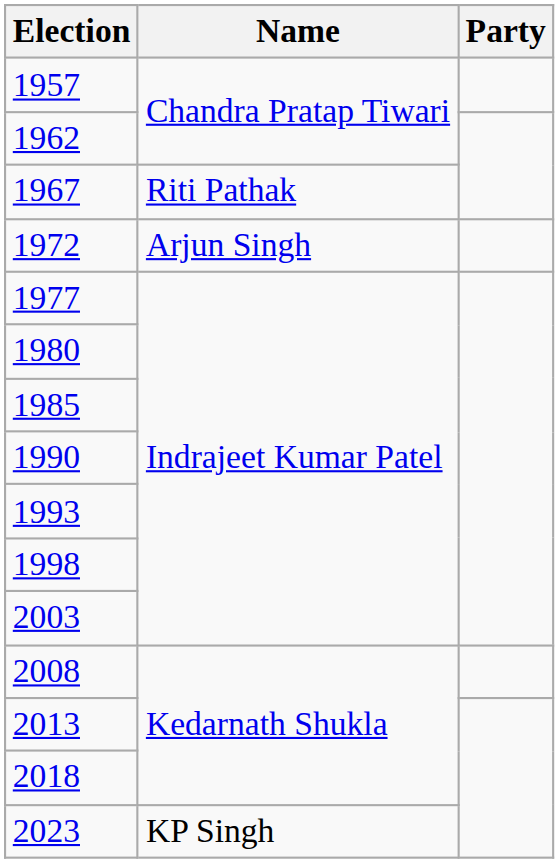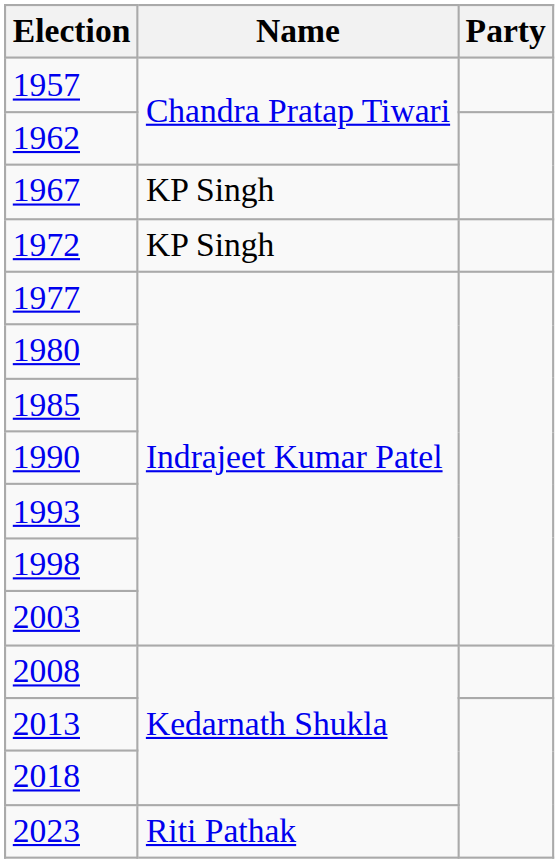(221, 191) Riti Pathak -> (210, 191) KP Singh
(228, 244) Arjun Singh -> (210, 244) KP Singh
(210, 830) KP Singh -> (221, 830) Riti Pathak
